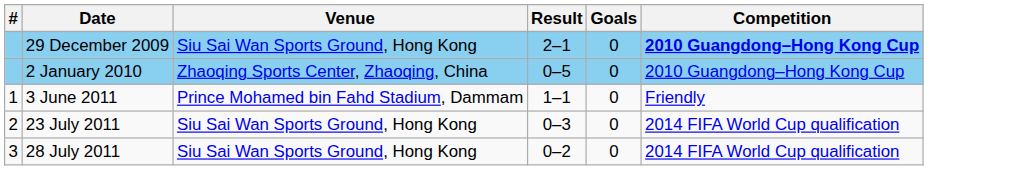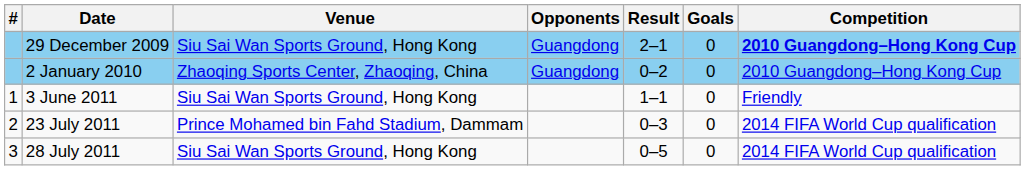+ column: (575, 18)
(557, 72) 0–5 -> (654, 72) 0–2
(350, 98) Prince Mohamed bin Fahd Stadium, Dammam -> (327, 98) Siu Sai Wan Sports Ground, Hong Kong
(327, 125) Siu Sai Wan Sports Ground, Hong Kong -> (350, 125) Prince Mohamed bin Fahd Stadium, Dammam
(557, 151) 0–2 -> (654, 151) 0–5
